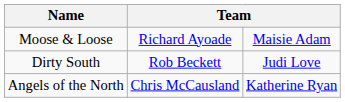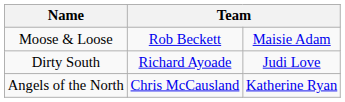(185, 39) Richard Ayoade -> (185, 39) Rob Beckett
(185, 62) Rob Beckett -> (185, 62) Richard Ayoade
